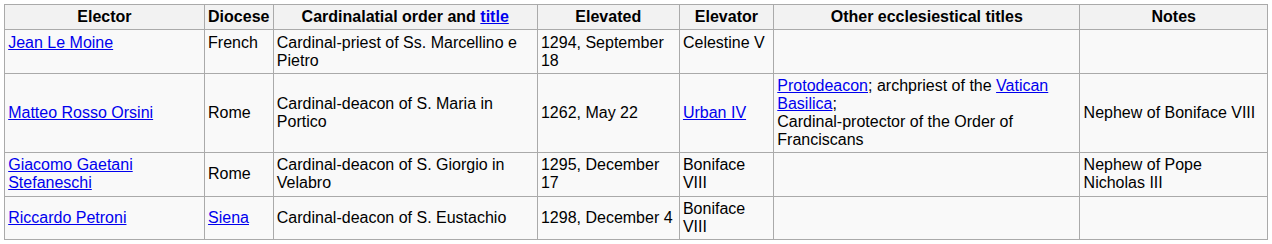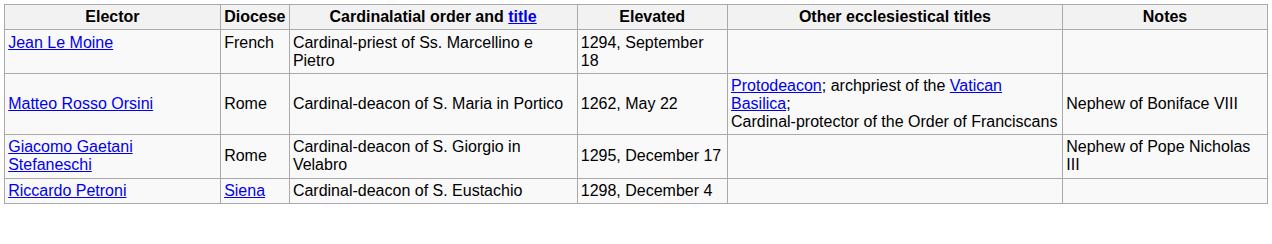- column: (726, 17)
